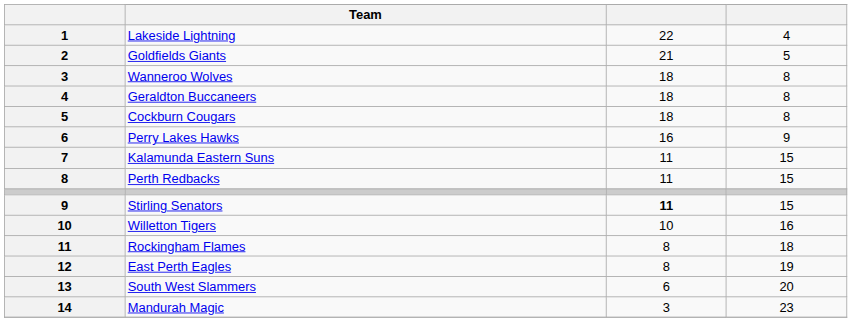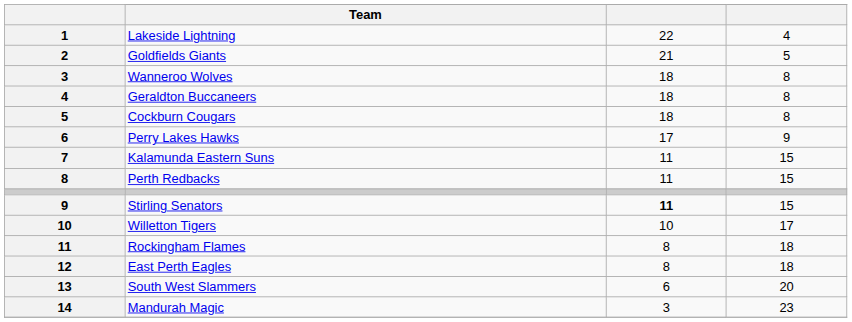(666, 138) 16 -> (666, 138) 17
(787, 225) 16 -> (787, 225) 17
(787, 266) 19 -> (787, 266) 18
